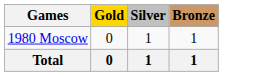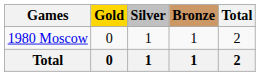+ column: (237, 15)
